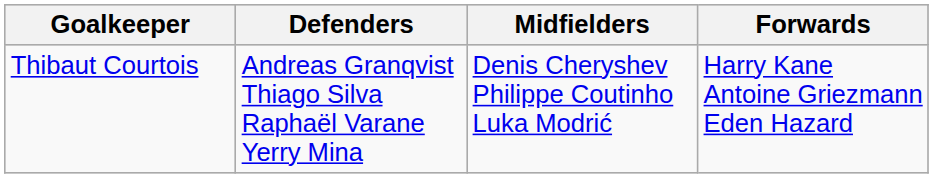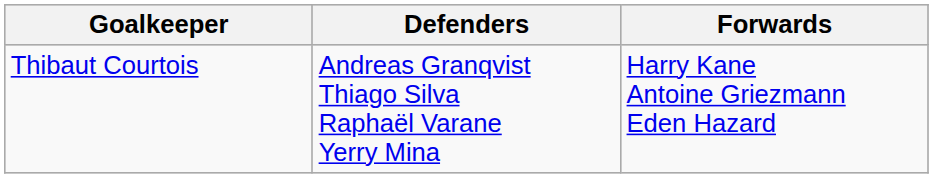- column: (582, 24)
